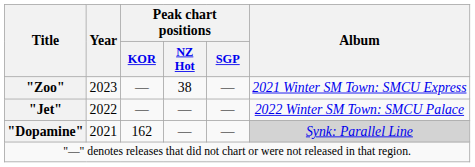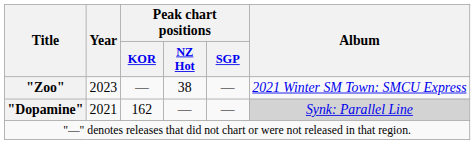- row: (45, 109)
